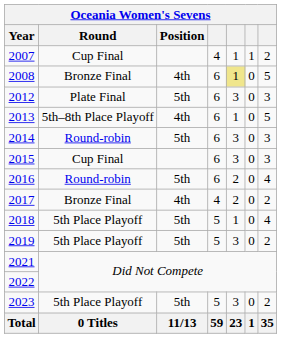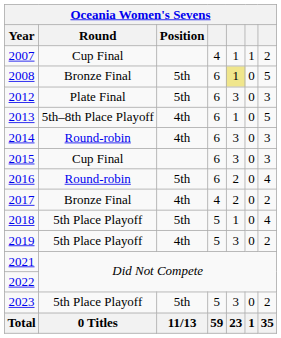(182, 76) 4th -> (182, 76) 5th
(182, 138) 5th -> (182, 138) 4th
(182, 240) 5th -> (182, 240) 4th
